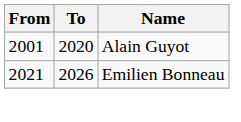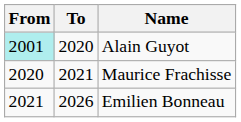(26, 46) no background -> (26, 46) paleturquoise background
+ row: (166, 74)
